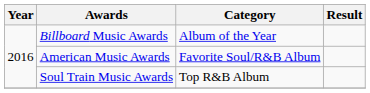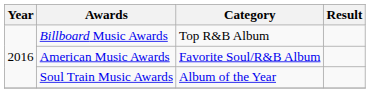(228, 35) Album of the Year -> (224, 35) Top R&B Album
(224, 77) Top R&B Album -> (228, 77) Album of the Year
